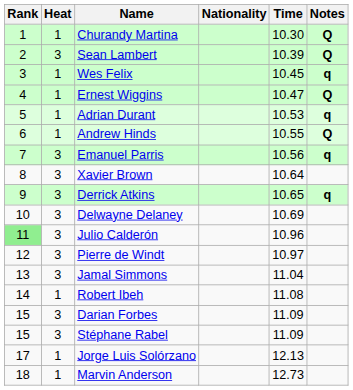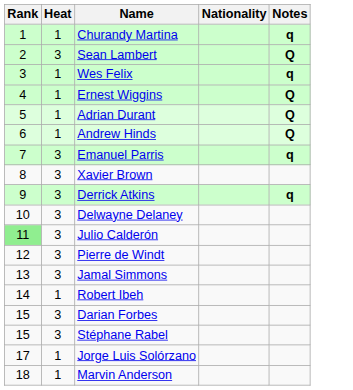- column: (288, 14)
(327, 34) Q -> (290, 34) q
(327, 114) q -> (290, 114) Q
